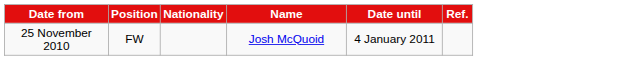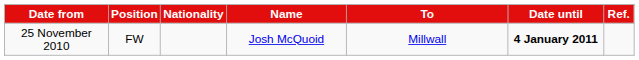+ column: (427, 14)
(394, 39) normal -> (556, 39) bold
